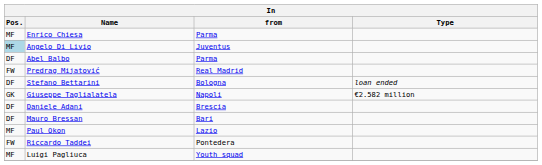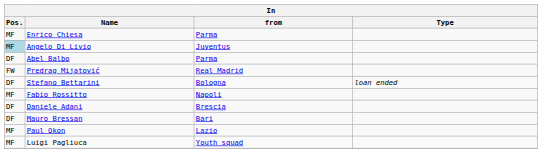+ row: (57, 94)
- row: (72, 94)
- row: (59, 142)
